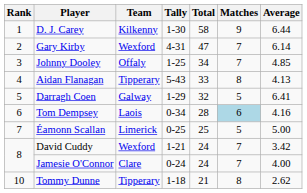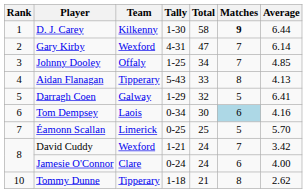(239, 29) normal -> (239, 29) bold
(203, 113) 28 -> (203, 113) 30
(281, 130) 5.00 -> (281, 130) 5.70
(239, 163) 7 -> (239, 163) 6
